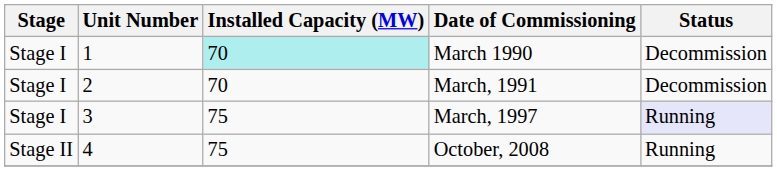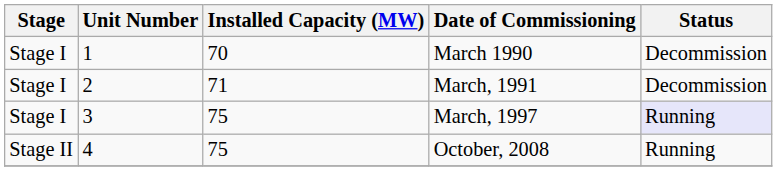(218, 52) paleturquoise background -> (218, 52) no background
(218, 85) 70 -> (218, 85) 71
